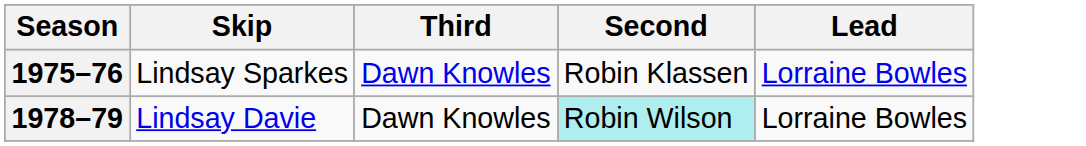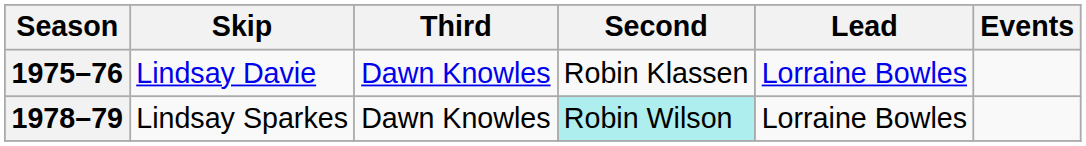+ column: (1027, 27)
(242, 72) Lindsay Sparkes -> (226, 72) Lindsay Davie
(226, 118) Lindsay Davie -> (242, 118) Lindsay Sparkes
